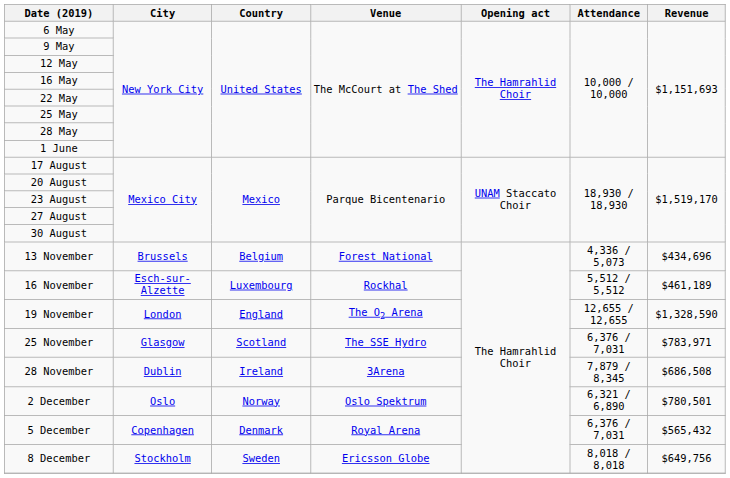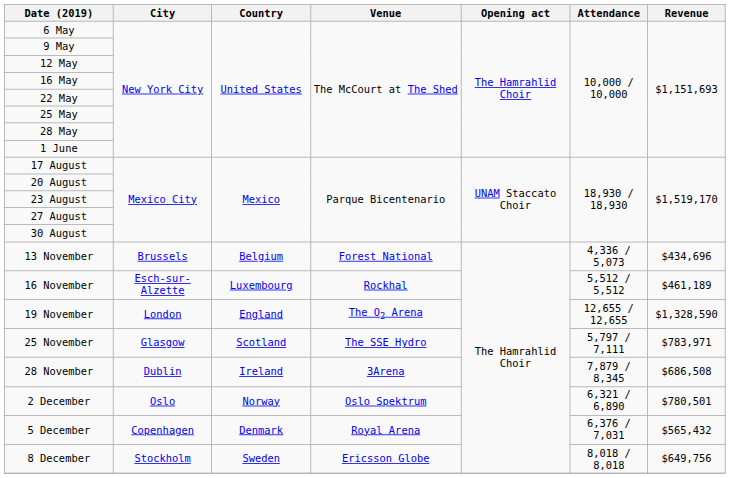(609, 343) 6,376 / 7,031 -> (609, 343) 5,797 / 7,111
